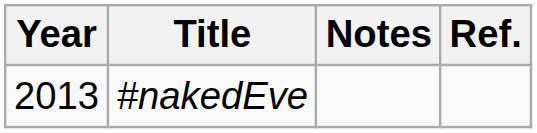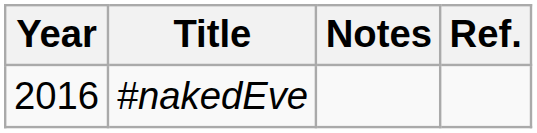(57, 95) 2013 -> (57, 95) 2016
